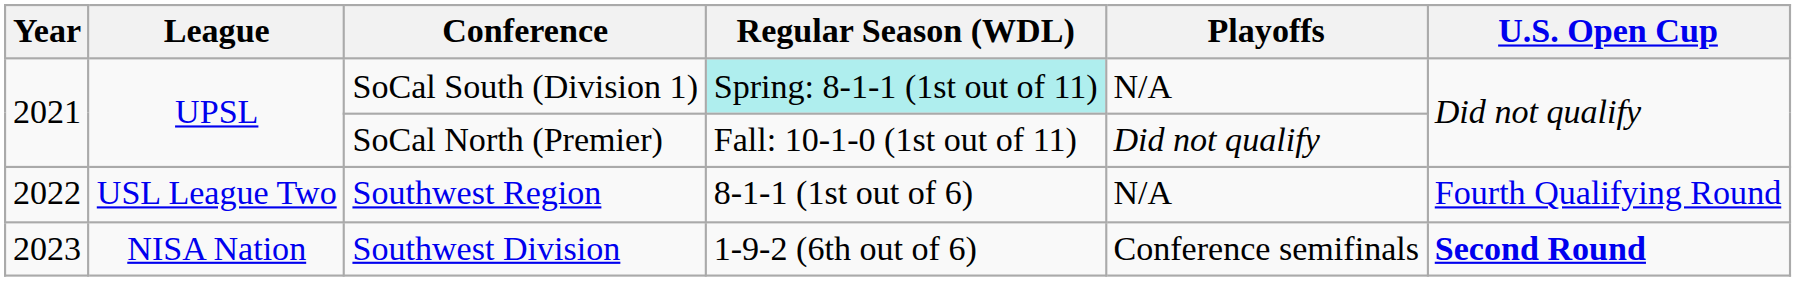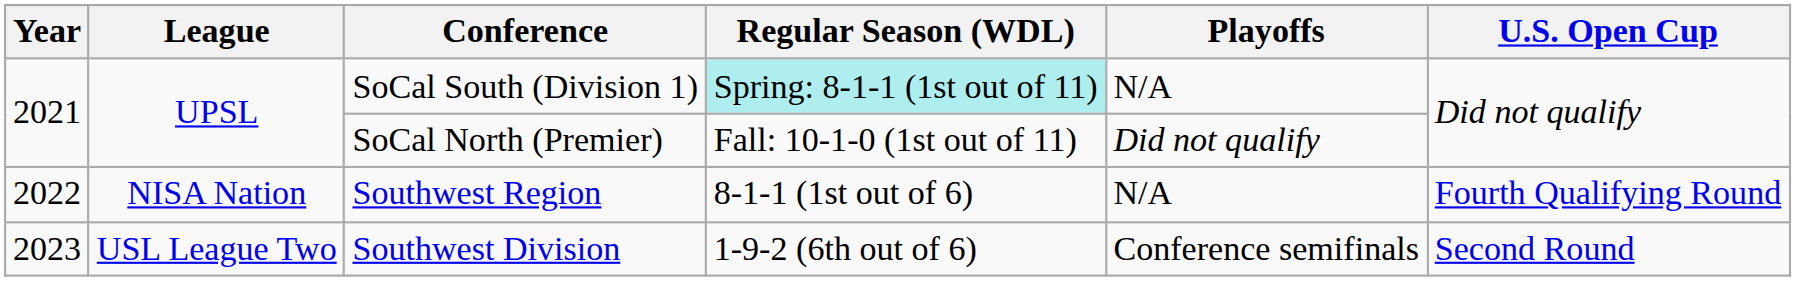(217, 193) USL League Two -> (217, 193) NISA Nation
(217, 247) NISA Nation -> (217, 247) USL League Two
(1540, 247) bold -> (1535, 247) normal
